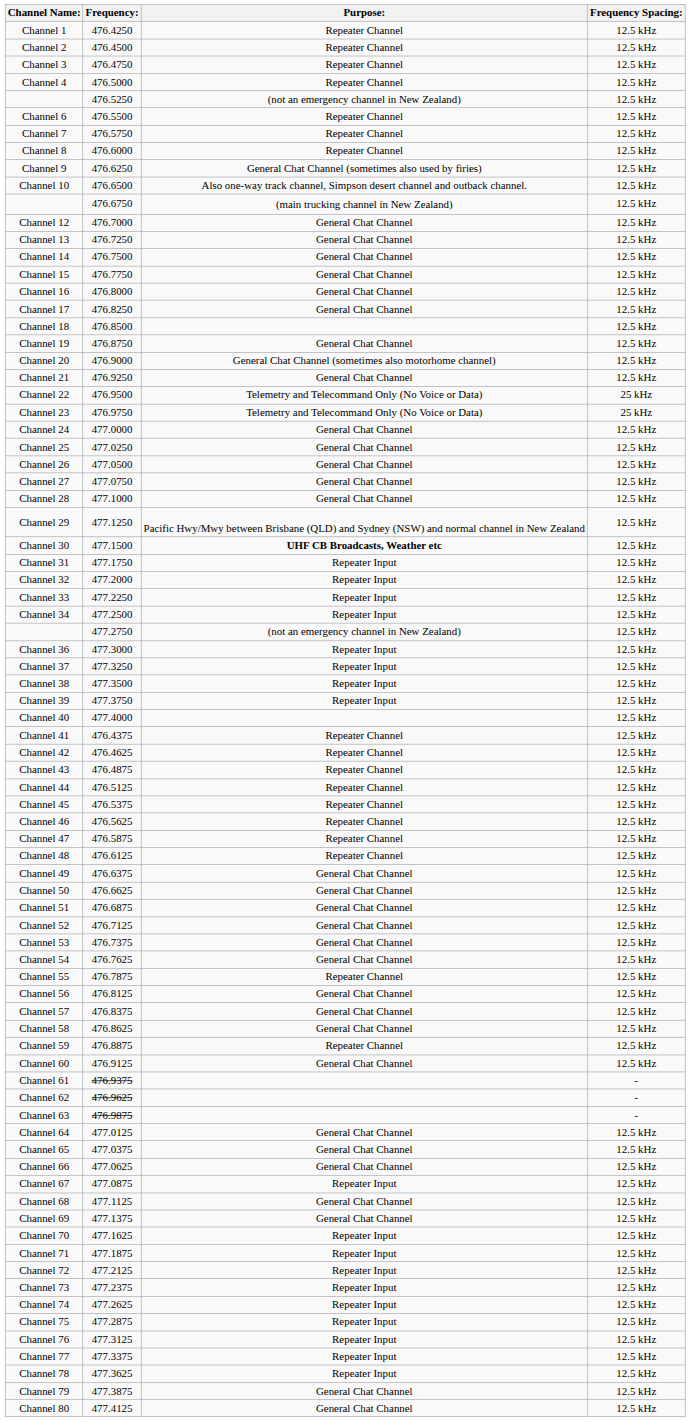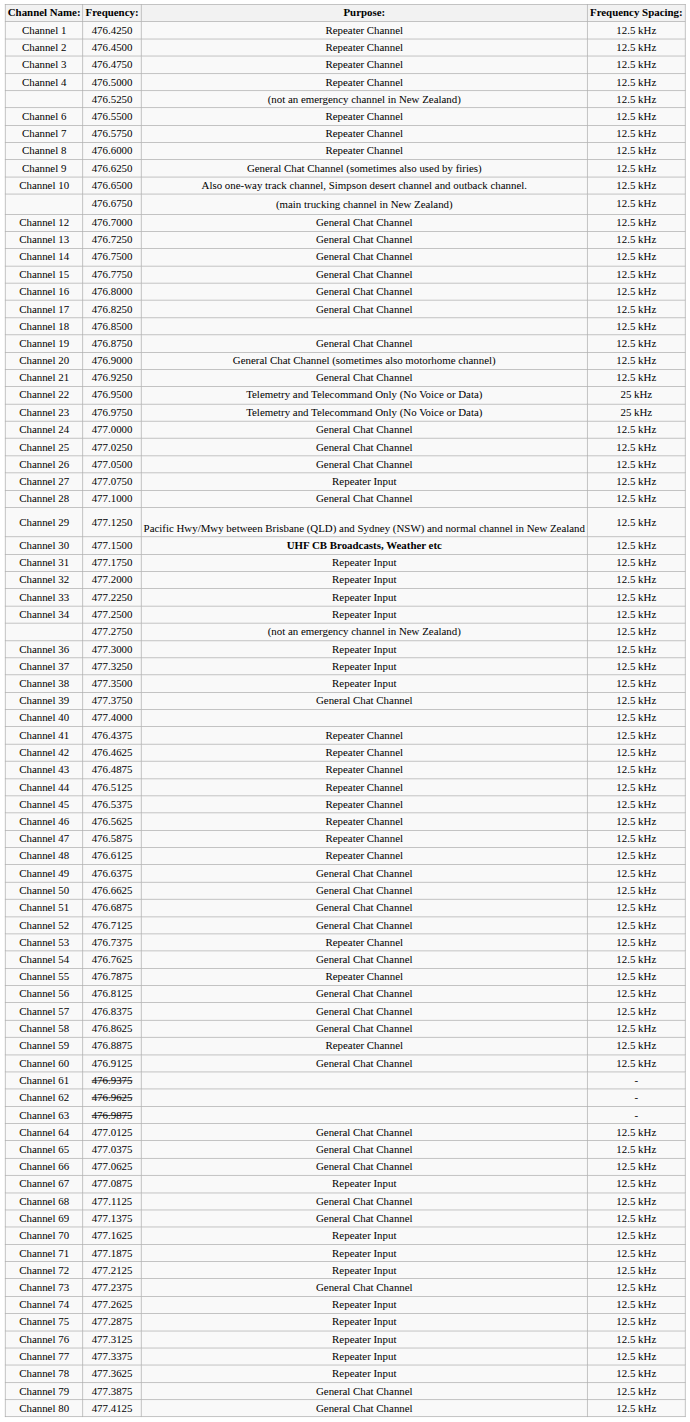(364, 481) General Chat Channel -> (364, 481) Repeater Input
(364, 701) Repeater Input -> (364, 701) General Chat Channel
(364, 942) General Chat Channel -> (364, 942) Repeater Channel
(364, 1287) Repeater Input -> (364, 1287) General Chat Channel
